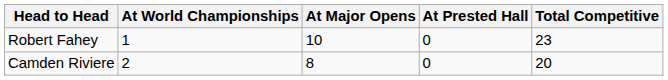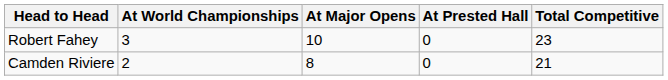(126, 39) 1 -> (126, 39) 3
(544, 63) 20 -> (544, 63) 21
